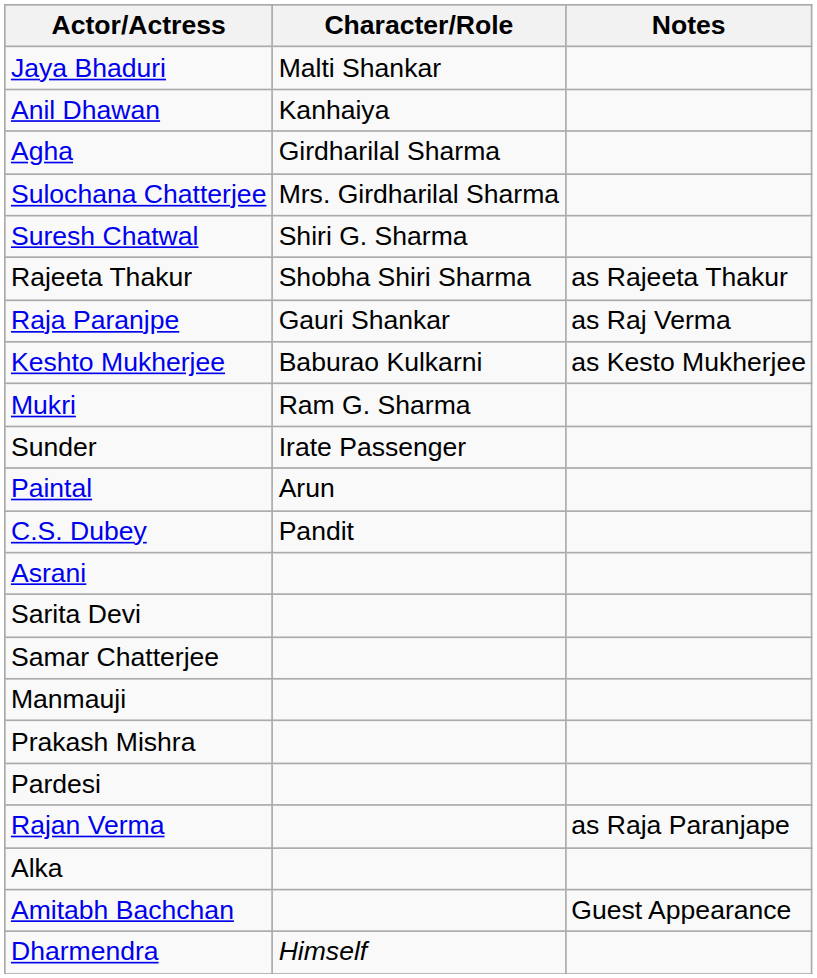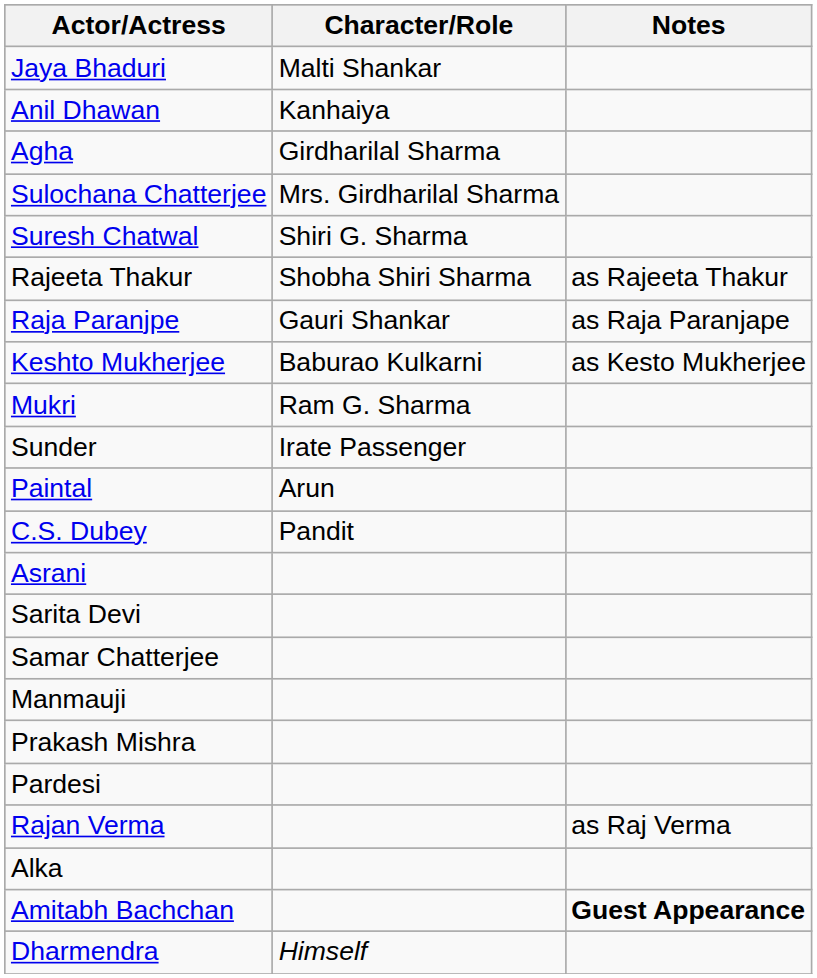(651, 320) as Raj Verma -> (681, 320) as Raja Paranjape
(681, 825) as Raja Paranjape -> (651, 825) as Raj Verma
(681, 910) normal -> (688, 910) bold
